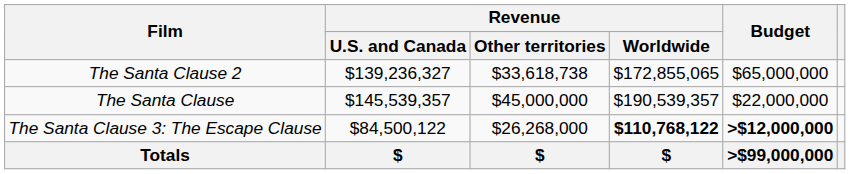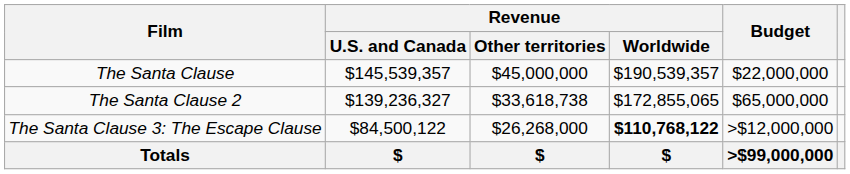rows swapped: (165, 100) <-> (165, 73)
(780, 127) bold -> (780, 127) normal
